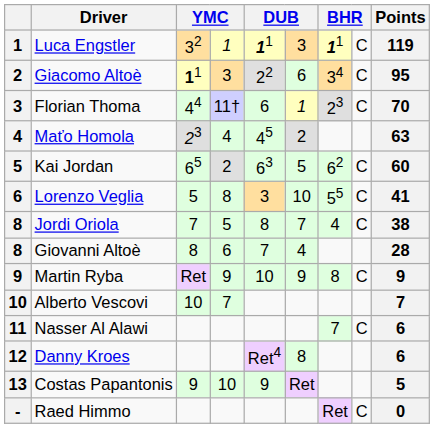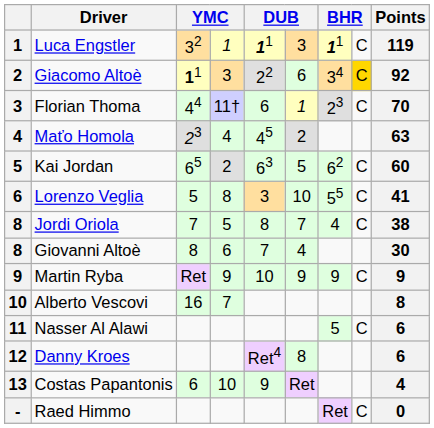(362, 75) no background -> (362, 75) gold background
(400, 75) 95 -> (400, 75) 92
(400, 250) 28 -> (400, 250) 30
(335, 276) 8 -> (335, 276) 9
(193, 302) 10 -> (193, 302) 16
(400, 302) 7 -> (400, 302) 8
(335, 328) 7 -> (335, 328) 5
(193, 384) 9 -> (193, 384) 6
(400, 384) 5 -> (400, 384) 4
